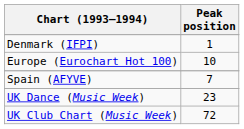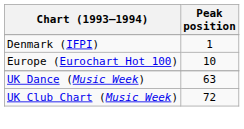- row: (50, 79)
(209, 97) 23 -> (209, 79) 63
